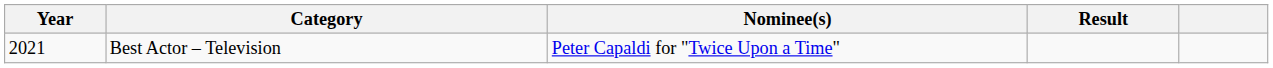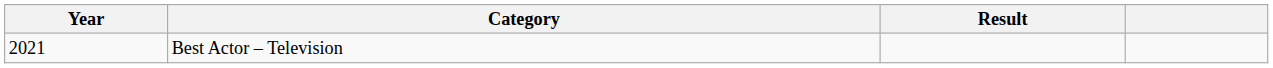- column: (788, 18)
